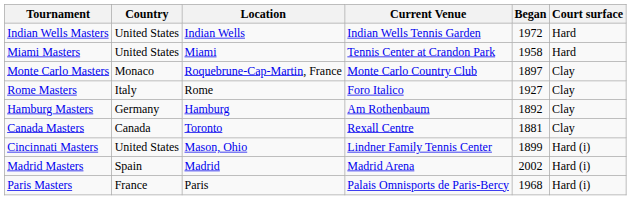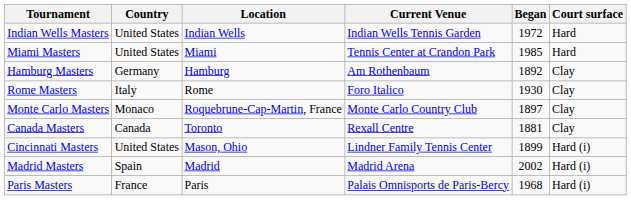(531, 52) 1958 -> (531, 52) 1985
rows swapped: (58, 71) <-> (50, 109)
(531, 90) 1927 -> (531, 90) 1930
